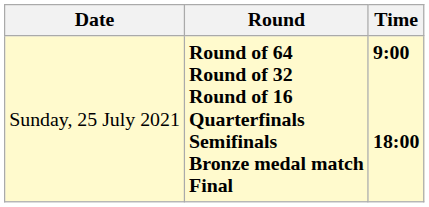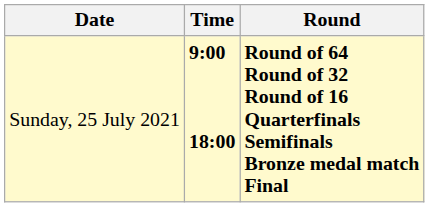columns swapped: (396, 20) <-> (276, 20)
